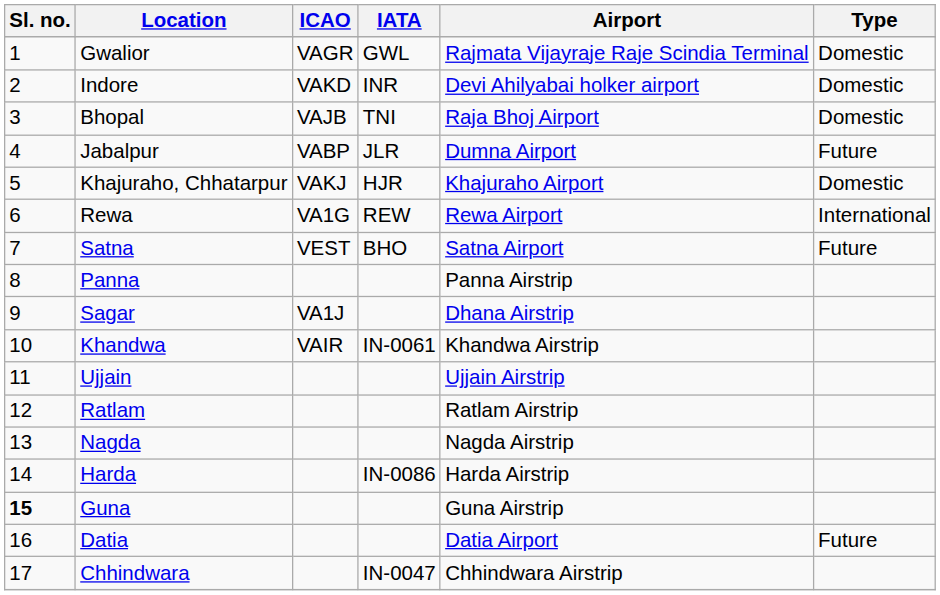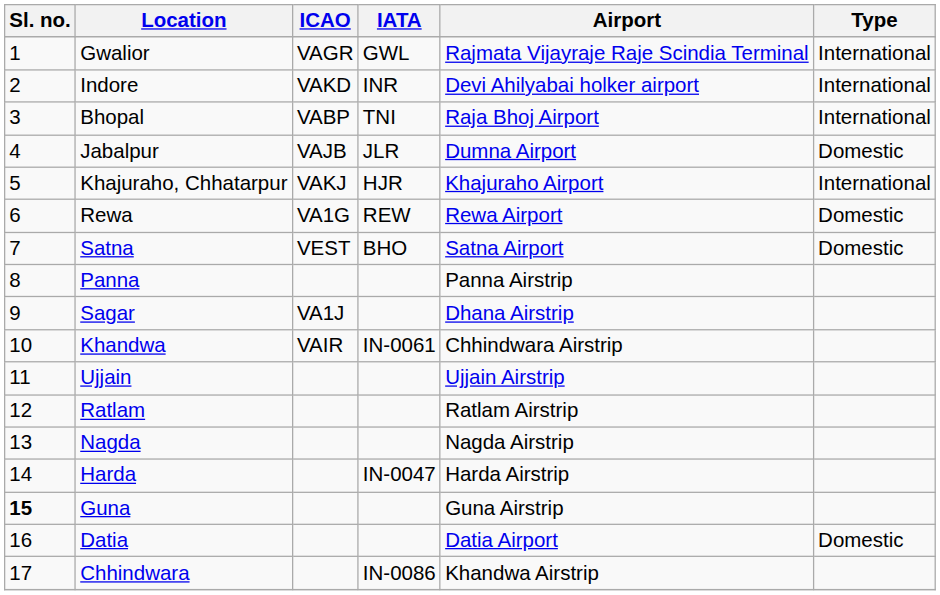(861, 53) Domestic -> (874, 53) International
(861, 85) Domestic -> (874, 85) International
(322, 118) VAJB -> (323, 118) VABP
(861, 118) Domestic -> (874, 118) International
(323, 150) VABP -> (322, 150) VAJB
(848, 150) Future -> (861, 150) Domestic
(861, 183) Domestic -> (874, 183) International
(874, 215) International -> (861, 215) Domestic
(848, 248) Future -> (861, 248) Domestic
(522, 345) Khandwa Airstrip -> (534, 345) Chhindwara Airstrip
(399, 475) IN-0086 -> (399, 475) IN-0047
(848, 540) Future -> (861, 540) Domestic
(399, 572) IN-0047 -> (399, 572) IN-0086
(534, 572) Chhindwara Airstrip -> (522, 572) Khandwa Airstrip
